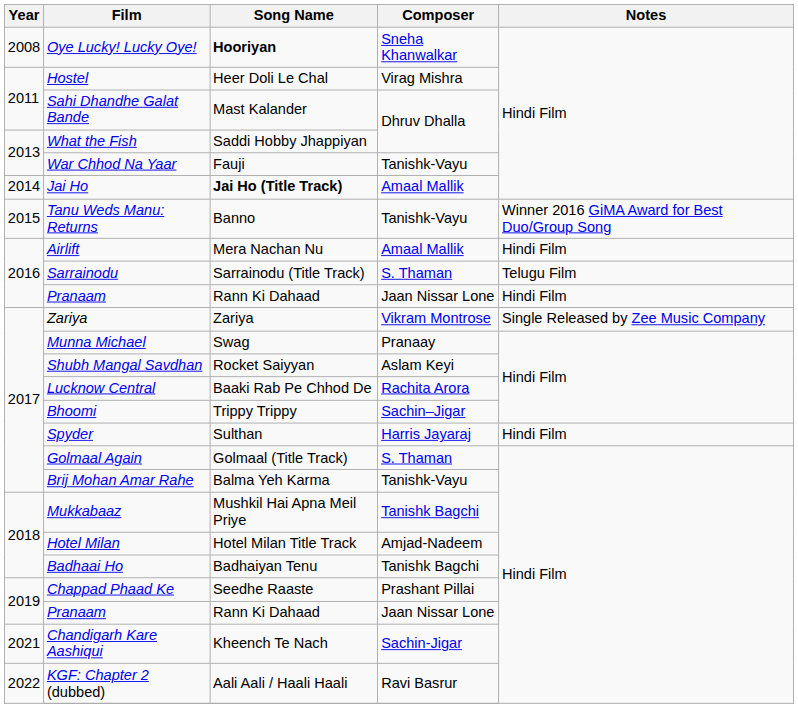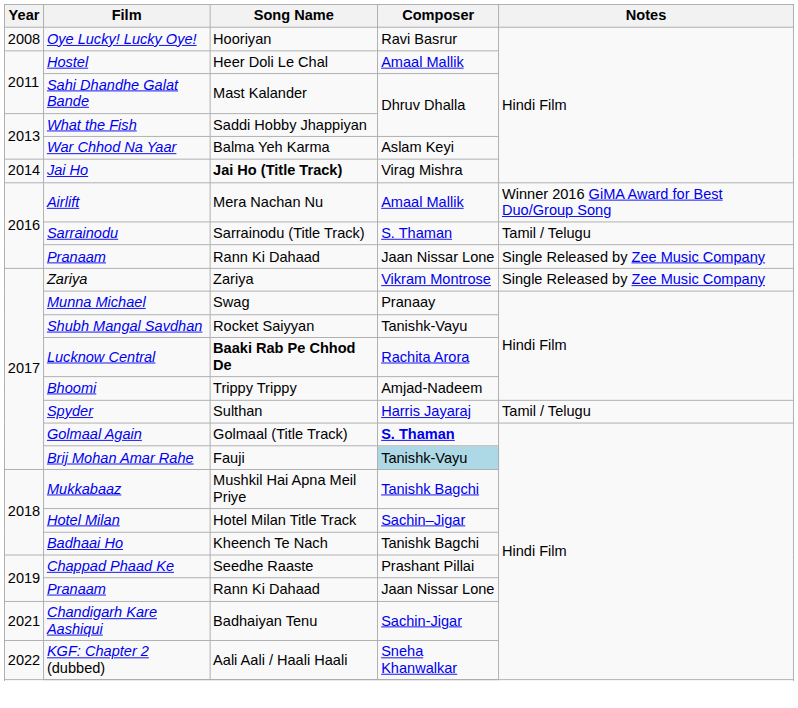(245, 47) bold -> (242, 39) normal
(419, 47) Sneha Khanwalkar -> (419, 39) Ravi Basrur
(422, 78) Virag Mishra -> (422, 62) Amaal Mallik
(229, 164) Fauji -> (271, 147) Balma Yeh Karma
(424, 164) Tanishk-Vayu -> (418, 147) Aslam Keyi
(422, 187) Amaal Mallik -> (422, 170) Virag Mishra
- row: (24, 218)
(534, 249) Hindi Film -> (612, 202) Winner 2016 GiMA Award for Best Duo/Group Song
(539, 273) Telugu Film -> (546, 233) Tamil / Telugu
(534, 296) Hindi Film -> (634, 256) Single Released by Zee Music Company
(418, 365) Aslam Keyi -> (424, 325) Tanishk-Vayu
(292, 388) normal -> (284, 357) bold
(423, 411) Sachin–Jigar -> (432, 388) Amjad-Nadeem
(534, 434) Hindi Film -> (546, 411) Tamil / Telugu
(417, 457) normal -> (418, 434) bold
(271, 480) Balma Yeh Karma -> (229, 457) Fauji
(424, 480) no background -> (424, 457) lightblue background
(432, 543) Amjad-Nadeem -> (423, 520) Sachin–Jigar
(265, 566) Badhaiyan Tenu -> (270, 543) Kheench Te Nach
(270, 643) Kheench Te Nach -> (265, 620) Badhaiyan Tenu
(419, 683) Ravi Basrur -> (419, 660) Sneha Khanwalkar
